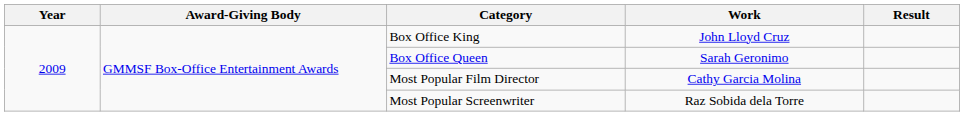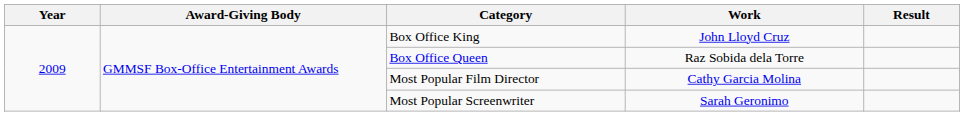(744, 57) Sarah Geronimo -> (744, 57) Raz Sobida dela Torre
(744, 100) Raz Sobida dela Torre -> (744, 100) Sarah Geronimo
